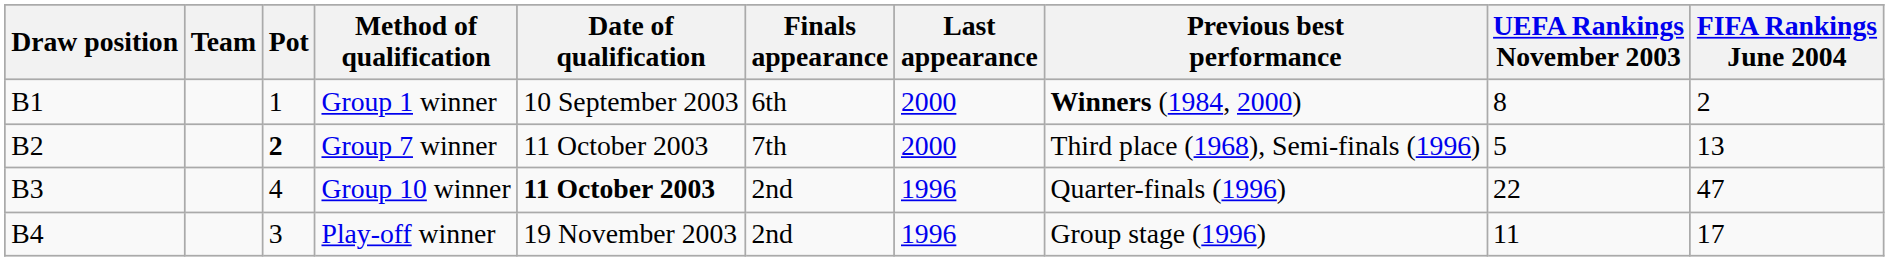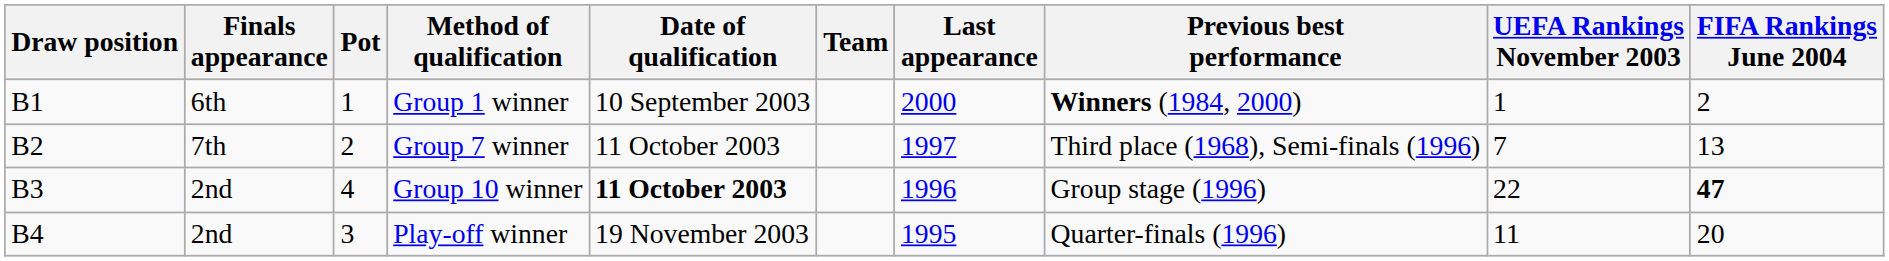columns swapped: (223, 42) <-> (820, 42)
(1500, 101) 8 -> (1500, 101) 1
(276, 145) bold -> (347, 145) normal
(929, 145) 2000 -> (929, 145) 1997
(1500, 145) 5 -> (1500, 145) 7
(1168, 189) Quarter-finals (1996) -> (1158, 189) Group stage (1996)
(1711, 189) normal -> (1711, 189) bold
(929, 233) 1996 -> (929, 233) 1995
(1158, 233) Group stage (1996) -> (1168, 233) Quarter-finals (1996)
(1711, 233) 17 -> (1711, 233) 20
